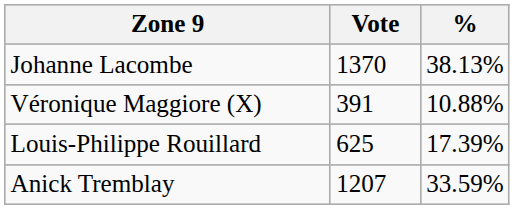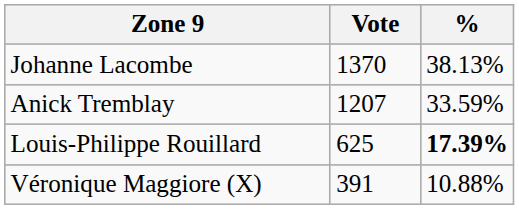rows swapped: (136, 104) <-> (93, 183)
(465, 143) normal -> (467, 143) bold
